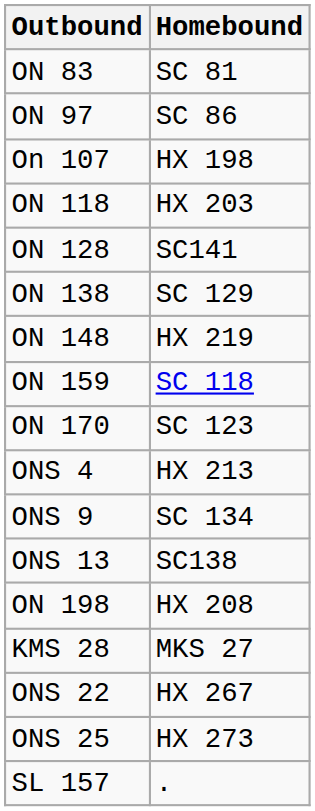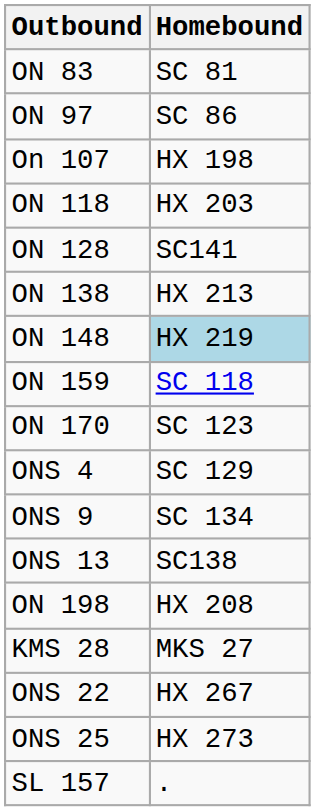(205, 294) SC 129 -> (205, 294) HX 213
(205, 339) no background -> (205, 339) lightblue background
(205, 472) HX 213 -> (205, 472) SC 129
